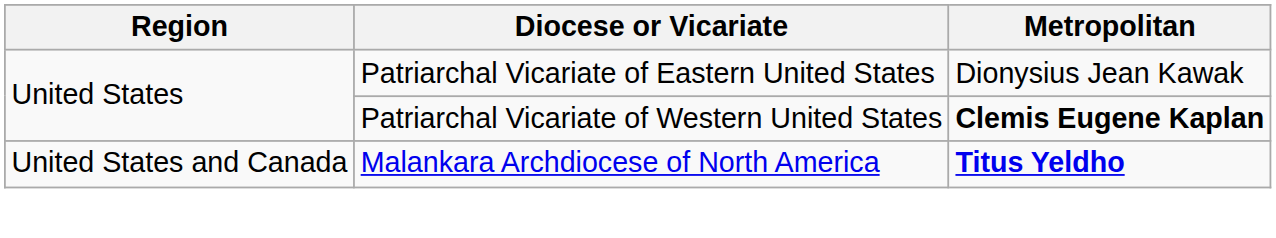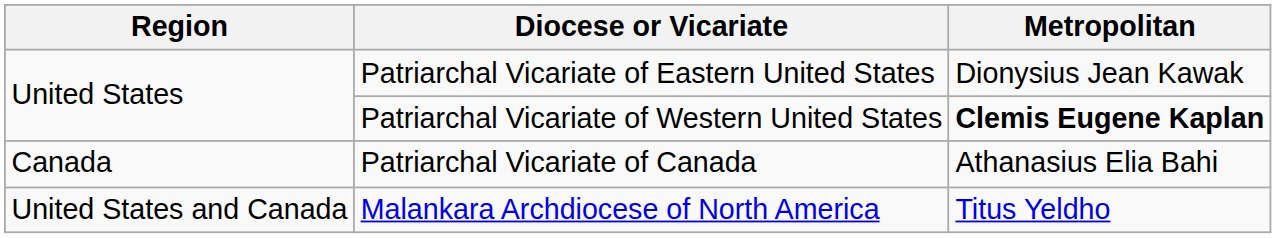+ row: (559, 163)
(1040, 163) bold -> (1033, 208) normal
